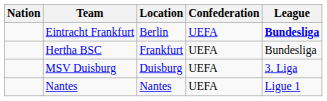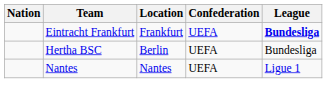(154, 31) Berlin -> (161, 31) Frankfurt
(161, 50) Frankfurt -> (154, 50) Berlin
- row: (81, 68)
